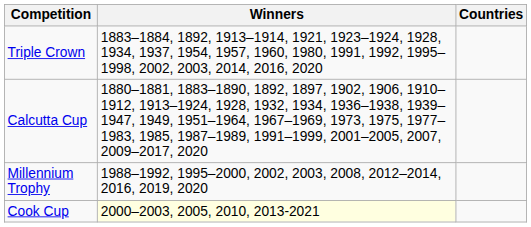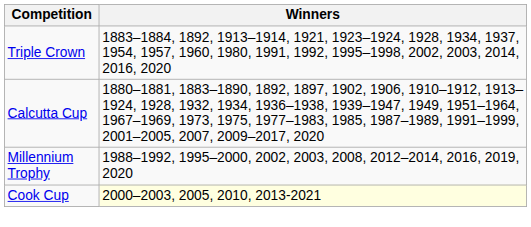- column: (491, 15)
